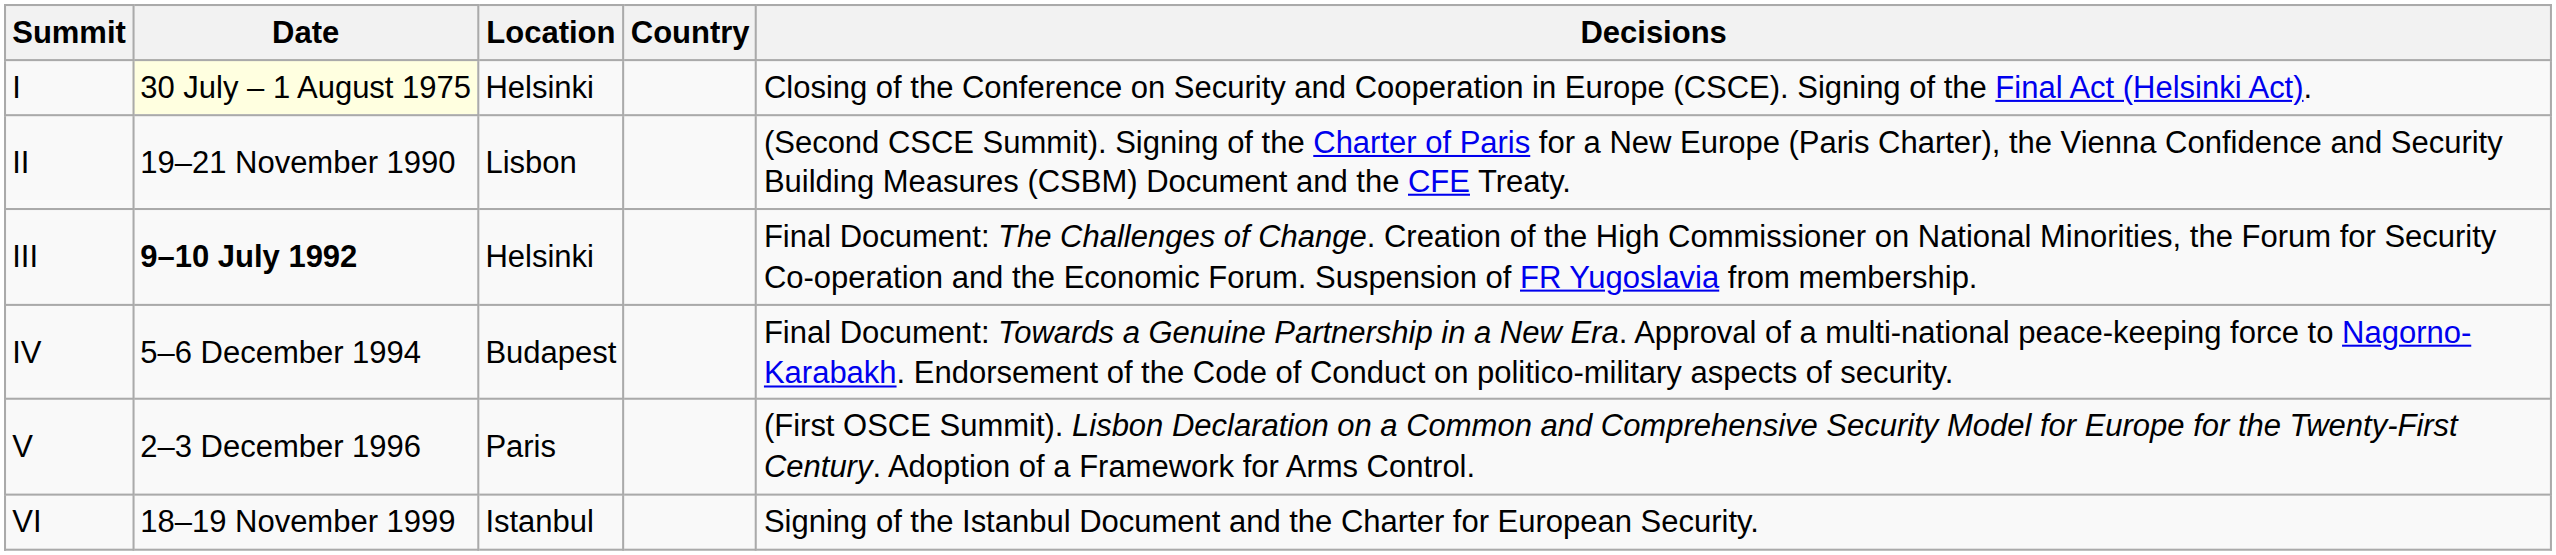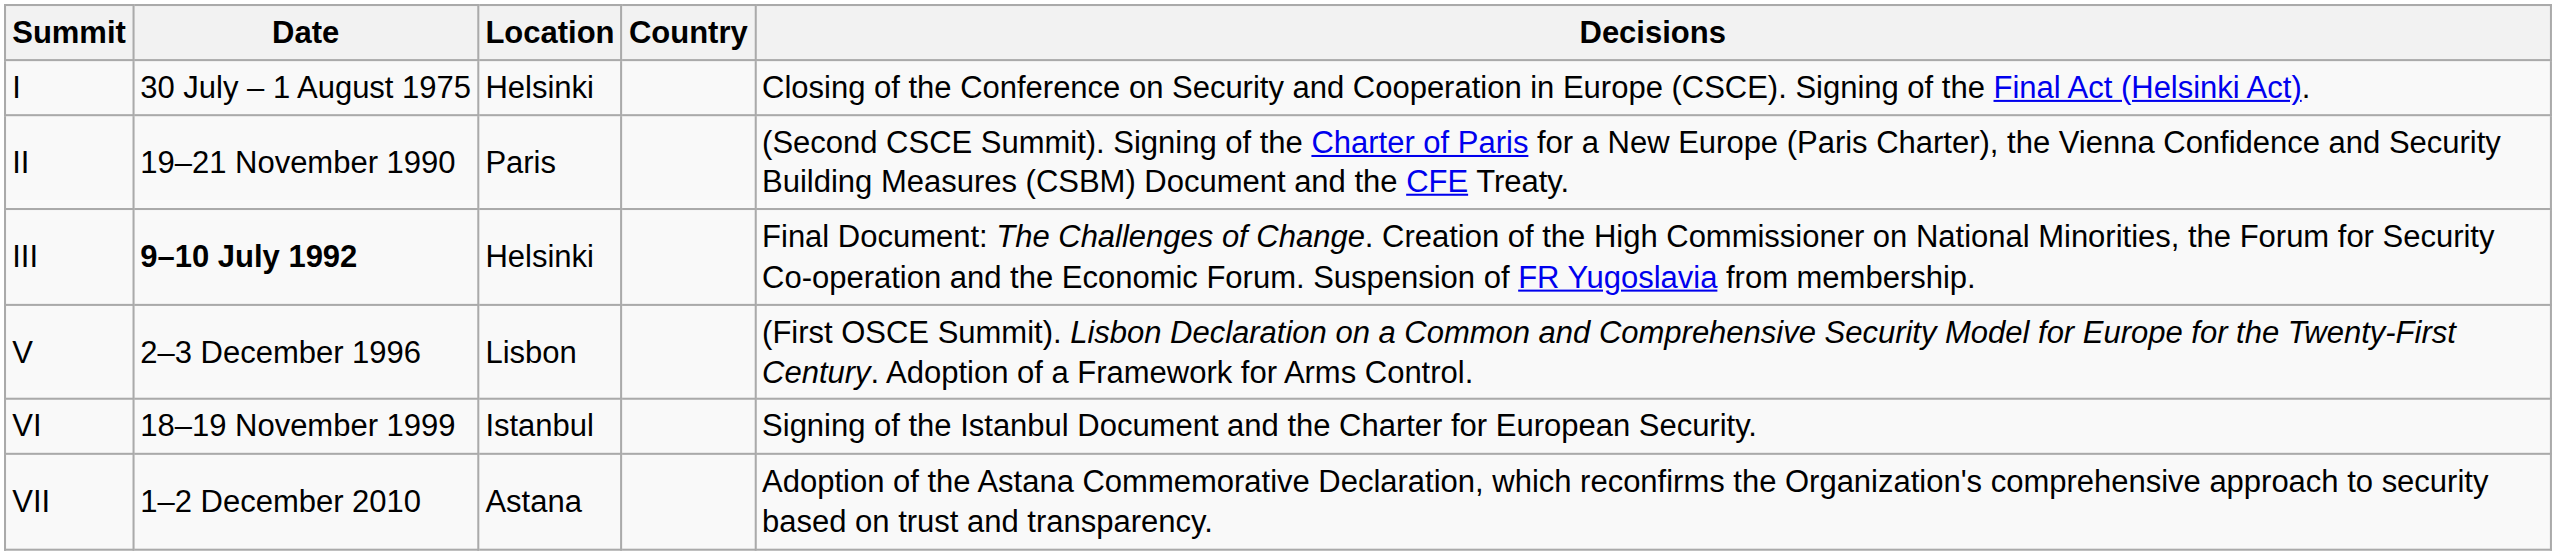(306, 87) lightyellow background -> (306, 87) no background
(531, 161) Lisbon -> (521, 161) Paris
- row: (27, 351)
(521, 447) Paris -> (531, 351) Lisbon
+ row: (31, 501)
